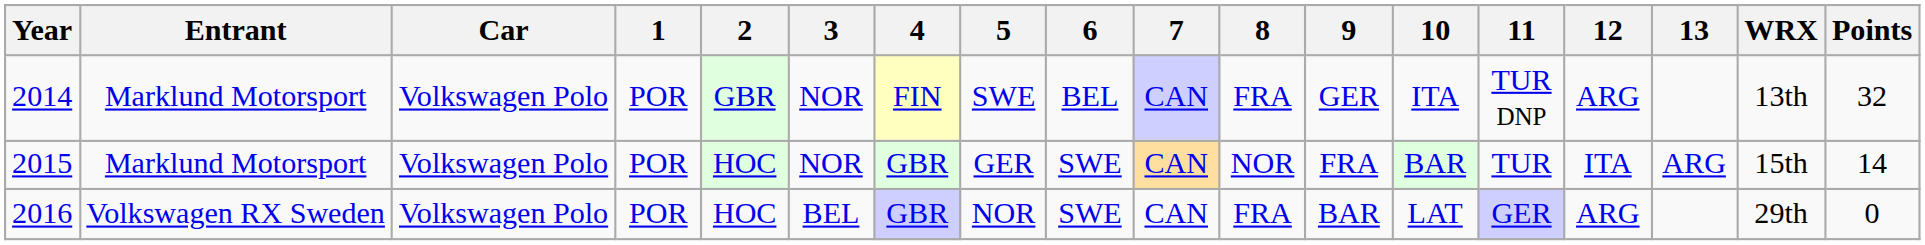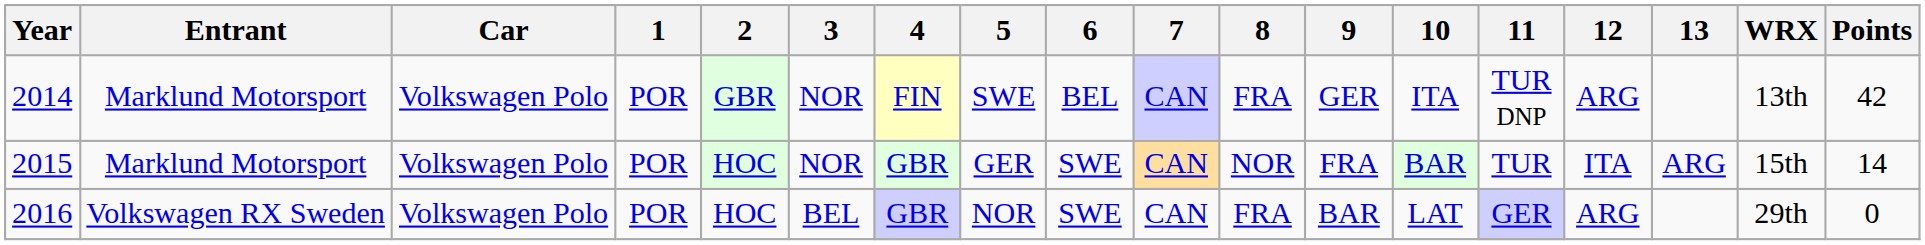(1872, 97) 32 -> (1872, 97) 42
